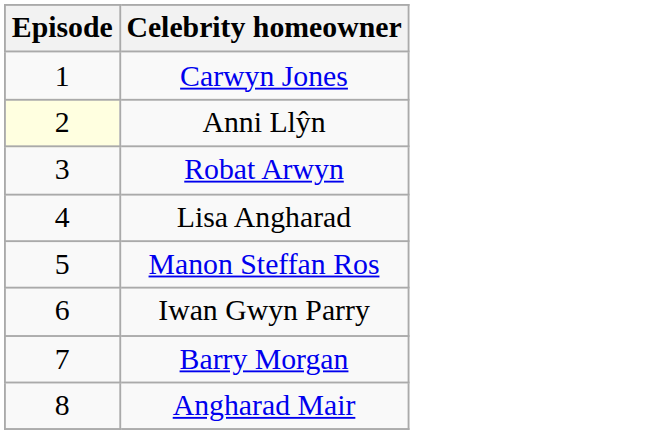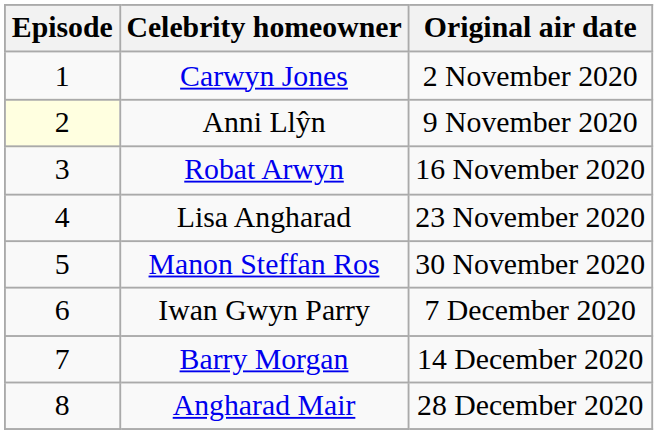+ column: (530, 28)
